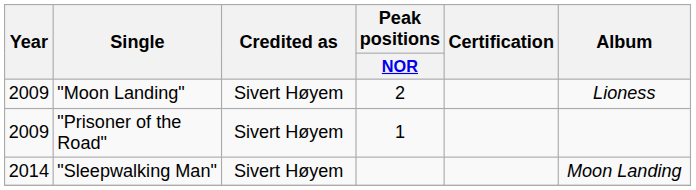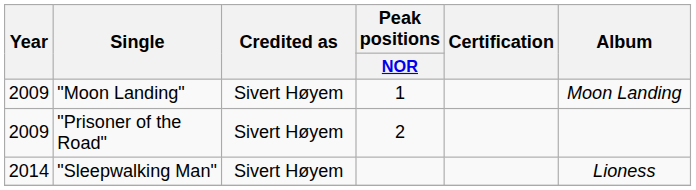(400, 93) 2 -> (400, 93) 1
(624, 93) Lioness -> (624, 93) Moon Landing
(400, 132) 1 -> (400, 132) 2
(624, 171) Moon Landing -> (624, 171) Lioness
